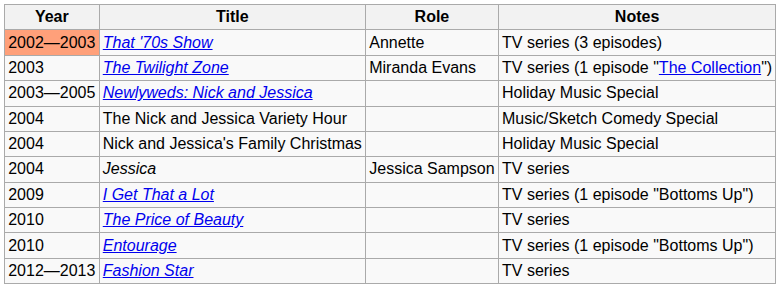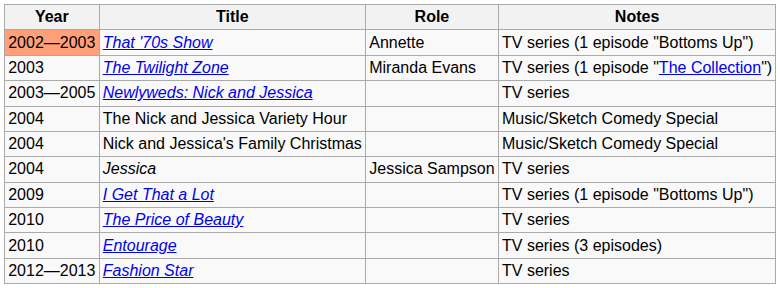(582, 42) TV series (3 episodes) -> (628, 42) TV series (1 episode "Bottoms Up")
(580, 93) Holiday Music Special -> (536, 93) TV series
(580, 144) Holiday Music Special -> (610, 144) Music/Sketch Comedy Special
(628, 245) TV series (1 episode "Bottoms Up") -> (582, 245) TV series (3 episodes)
